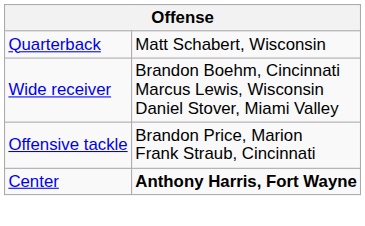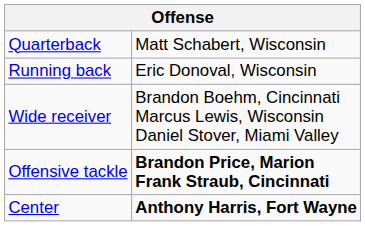+ row: (60, 71)
(225, 145) normal -> (232, 171) bold
